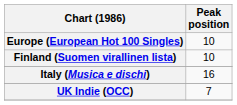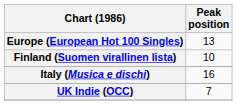(209, 41) 10 -> (209, 41) 13
